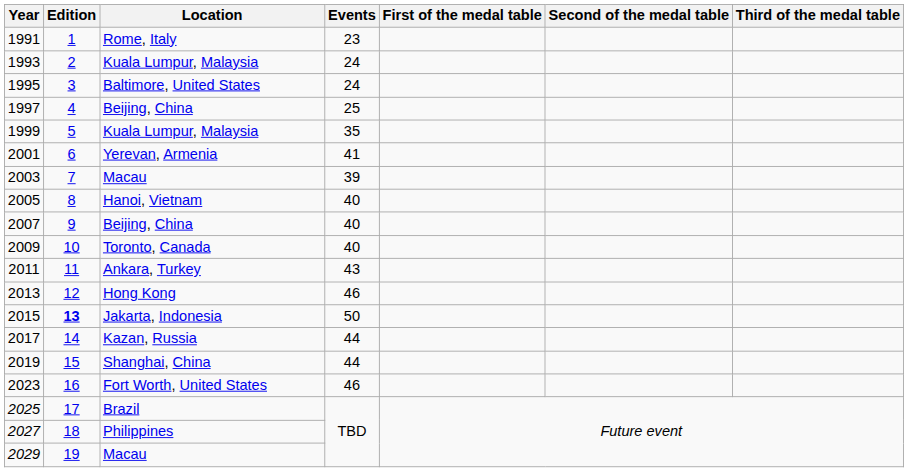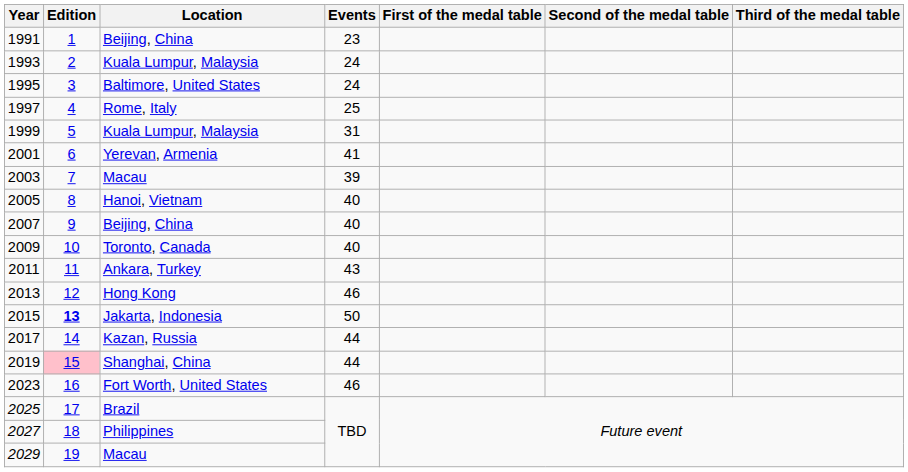(140, 39) Rome, Italy -> (148, 39) Beijing, China
(148, 108) Beijing, China -> (140, 108) Rome, Italy
(352, 131) 35 -> (352, 131) 31
(72, 362) no background -> (72, 362) pink background
